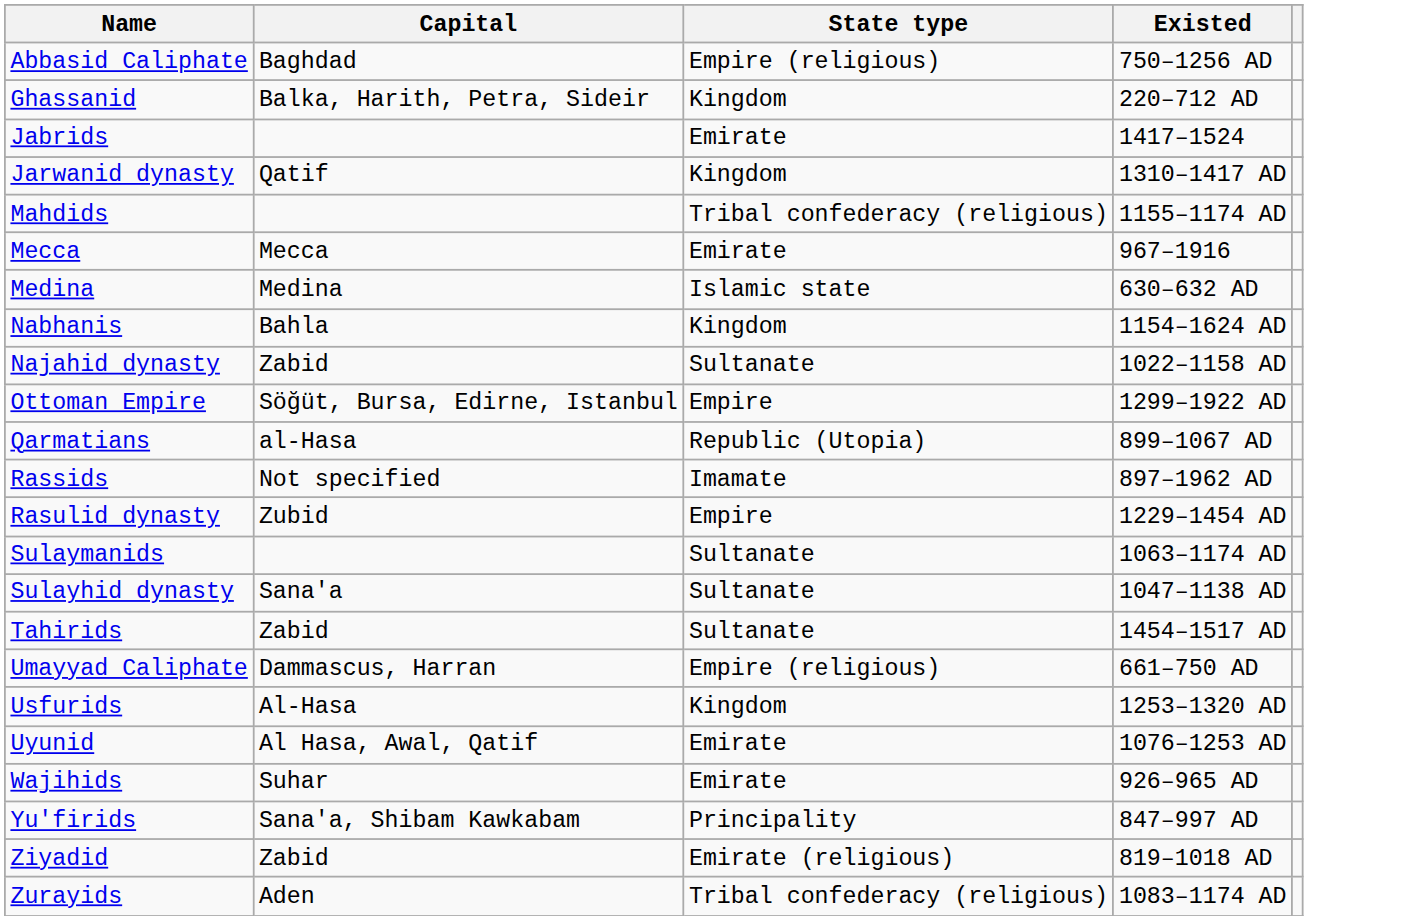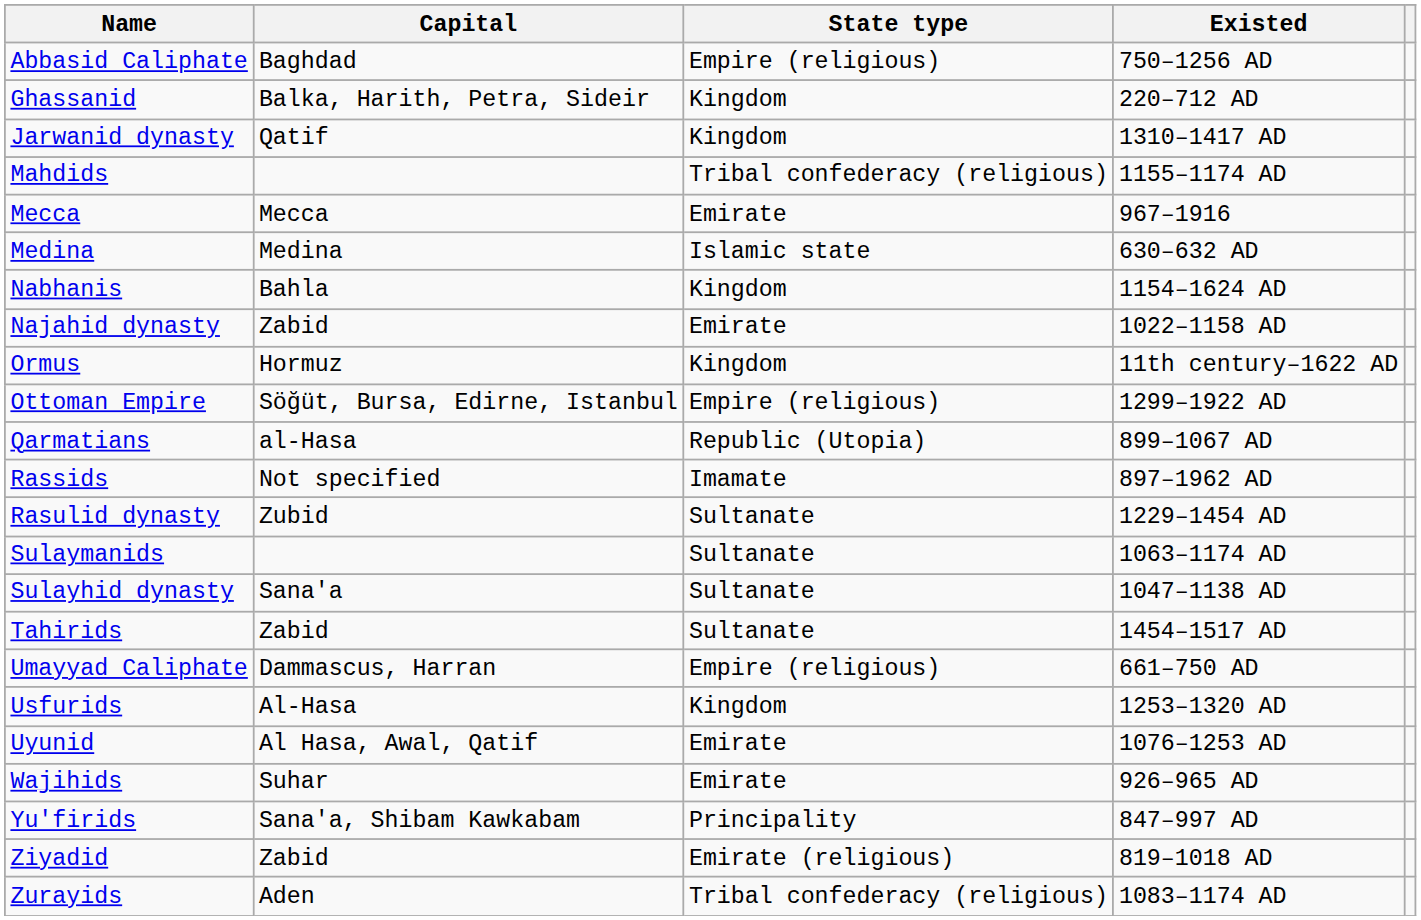- row: (59, 138)
(752, 365) Sultanate -> (738, 327) Emirate
+ row: (45, 365)
(731, 403) Empire -> (815, 403) Empire (religious)
(731, 517) Empire -> (752, 517) Sultanate
